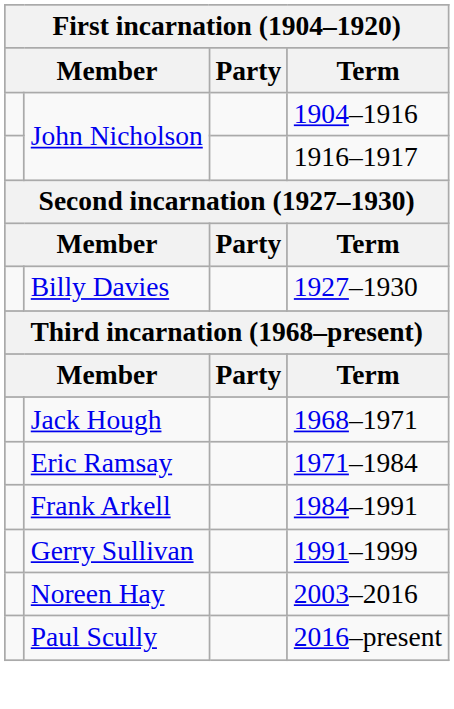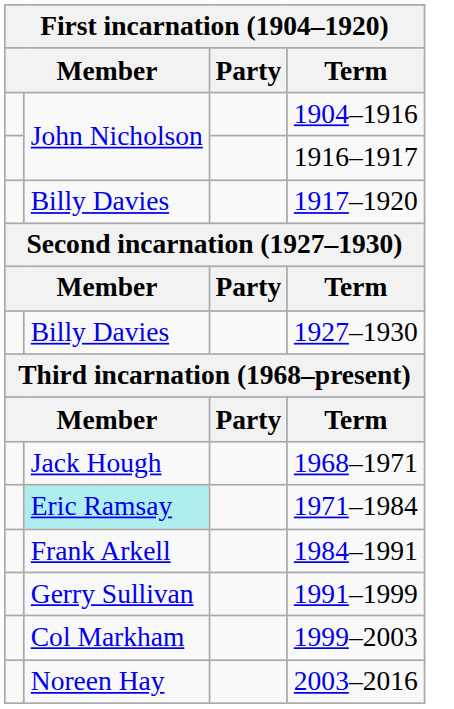+ row: (356, 200)
(101, 462) no background -> (101, 506) paleturquoise background
+ row: (356, 637)
- row: (368, 637)
